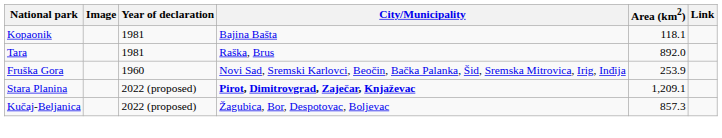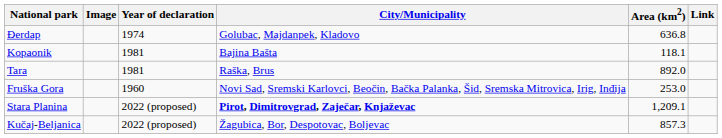+ row: (24, 34)
(673, 70) 253.9 -> (673, 88) 253.0
